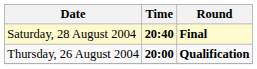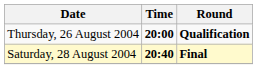rows swapped: (73, 53) <-> (72, 34)
